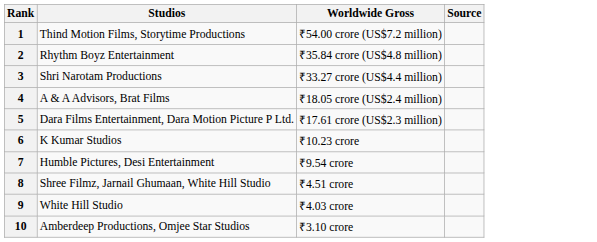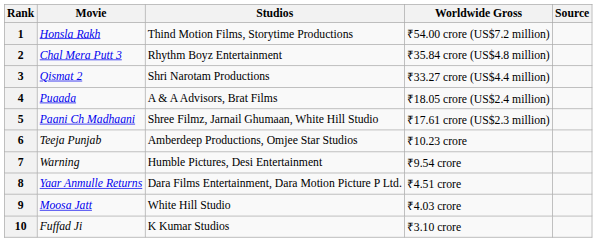+ column: (91, 13)
(167, 119) Dara Films Entertainment, Dara Motion Picture P Ltd. -> (263, 119) Shree Filmz, Jarnail Ghumaan, White Hill Studio
(81, 140) K Kumar Studios -> (253, 140) Amberdeep Productions, Omjee Star Studios
(155, 183) Shree Filmz, Jarnail Ghumaan, White Hill Studio -> (275, 183) Dara Films Entertainment, Dara Motion Picture P Ltd.
(145, 226) Amberdeep Productions, Omjee Star Studios -> (189, 226) K Kumar Studios
